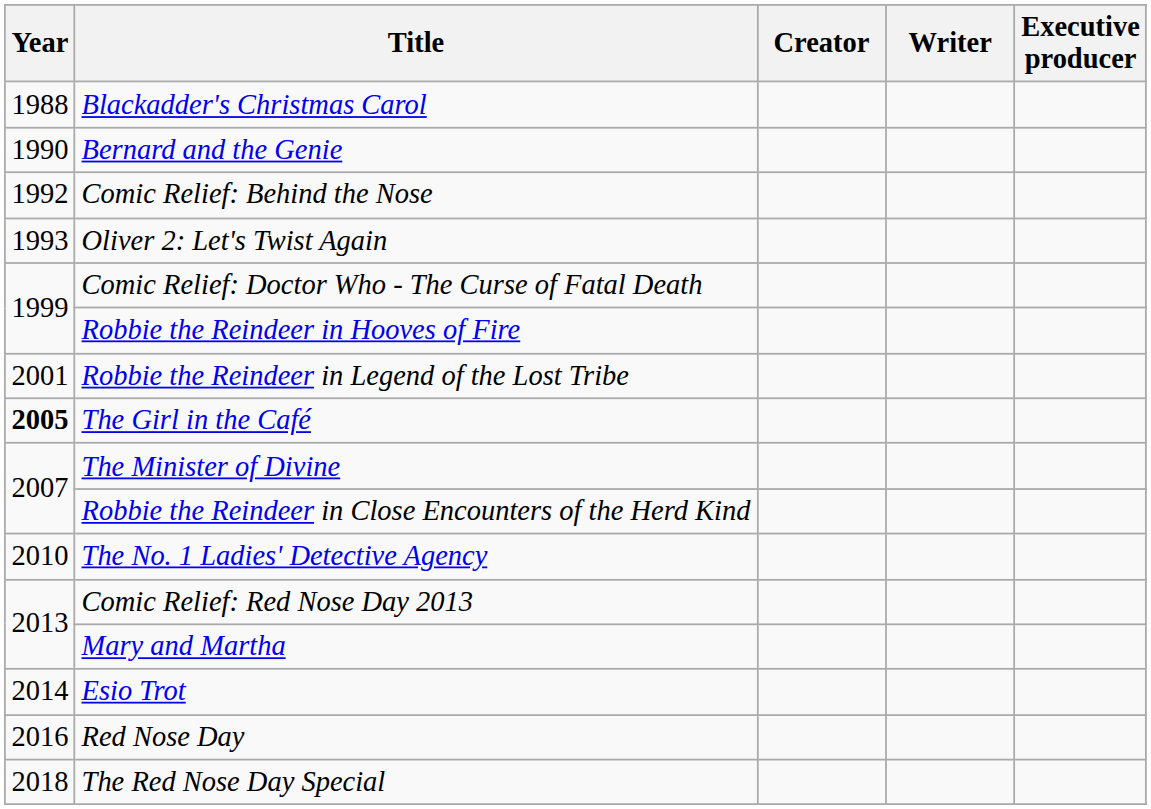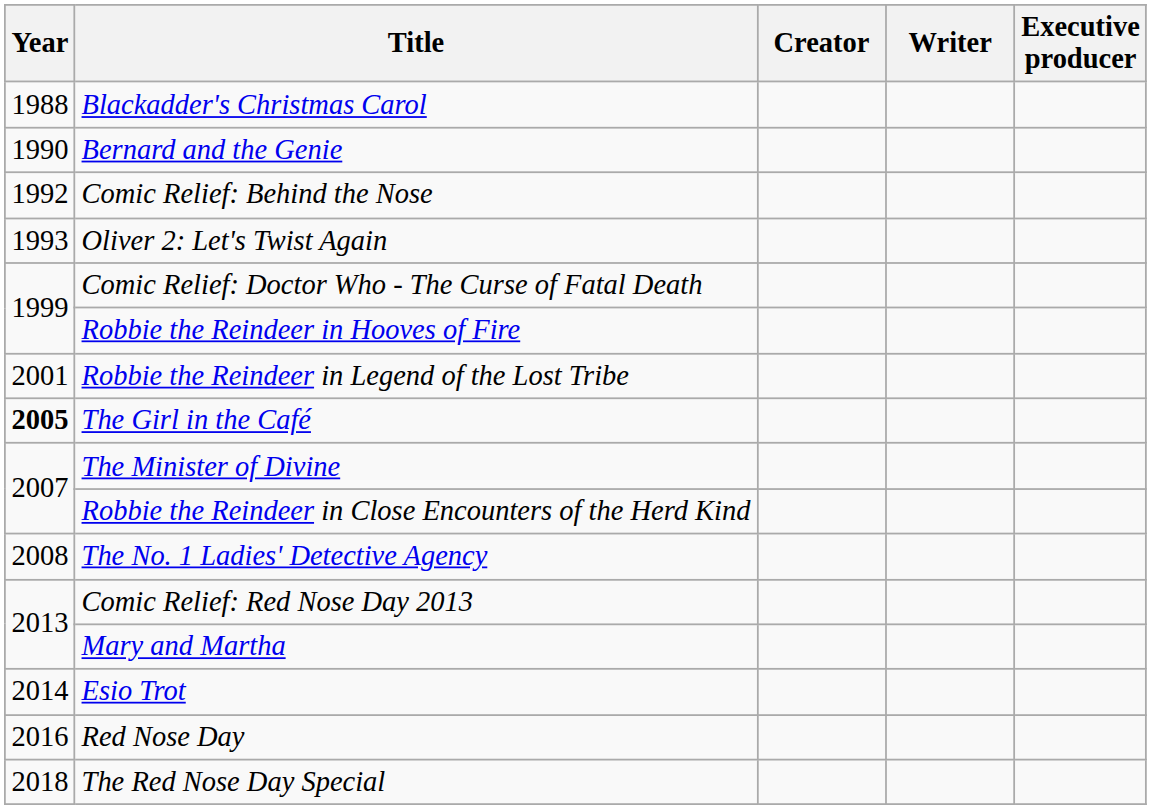(40, 555) 2010 -> (40, 555) 2008
